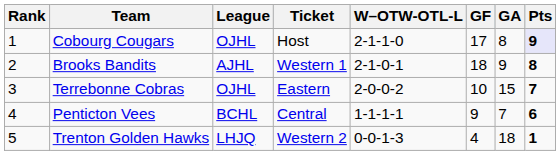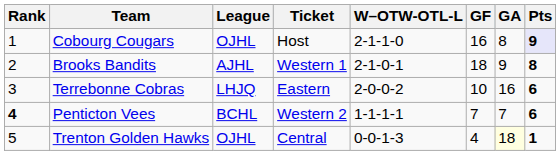(478, 41) 17 -> (478, 41) 16
(236, 89) OJHL -> (236, 89) LHJQ
(507, 89) 15 -> (507, 89) 16
(533, 89) 7 -> (533, 89) 6
(12, 114) normal -> (12, 114) bold
(302, 114) Central -> (312, 114) Western 2
(474, 114) 9 -> (474, 114) 7
(236, 138) LHJQ -> (236, 138) OJHL
(312, 138) Western 2 -> (302, 138) Central
(507, 138) no background -> (507, 138) lightyellow background
